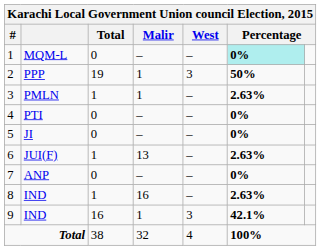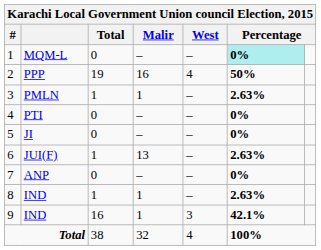(139, 74) 1 -> (143, 74) 16
(189, 74) 3 -> (189, 74) 4
(143, 194) 16 -> (139, 194) 1
